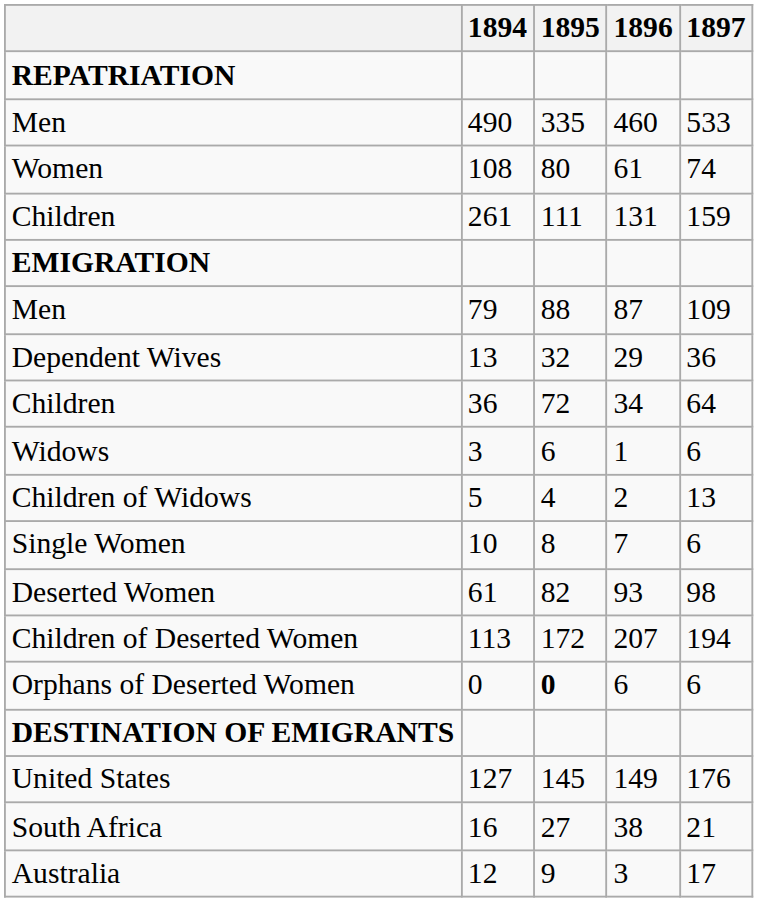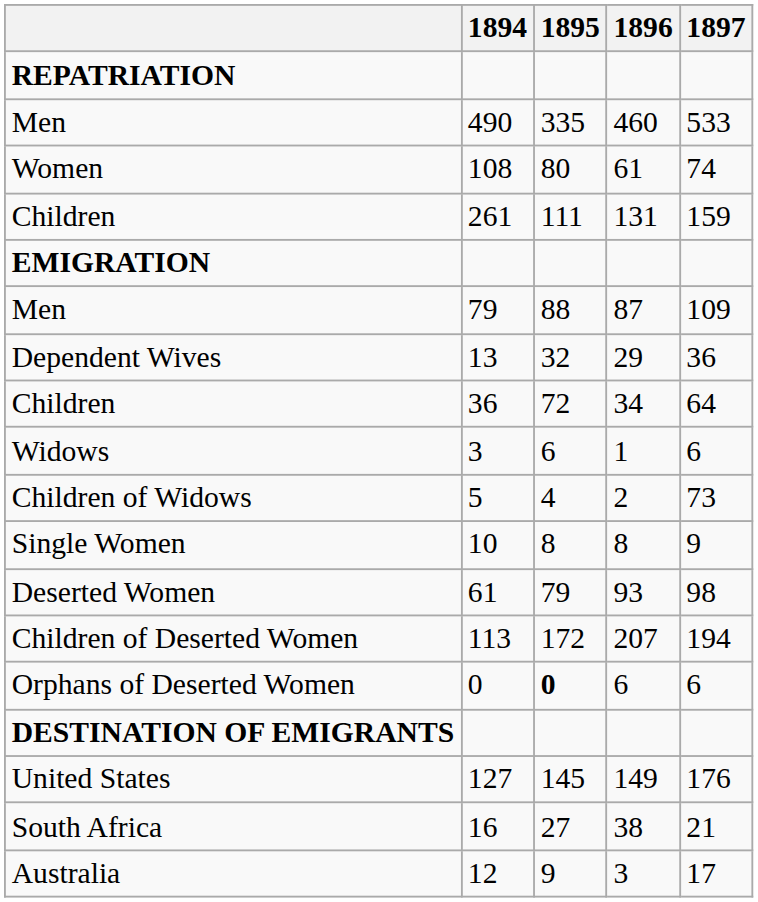(701, 497) 13 -> (701, 497) 73
(621, 544) 7 -> (621, 544) 8
(694, 544) 6 -> (694, 544) 9
(555, 591) 82 -> (555, 591) 79
